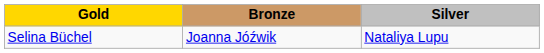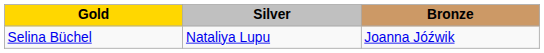columns swapped: (450, 15) <-> (272, 15)
